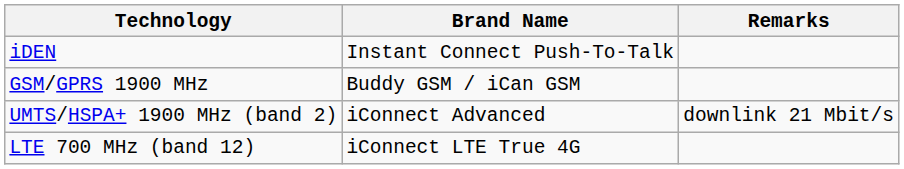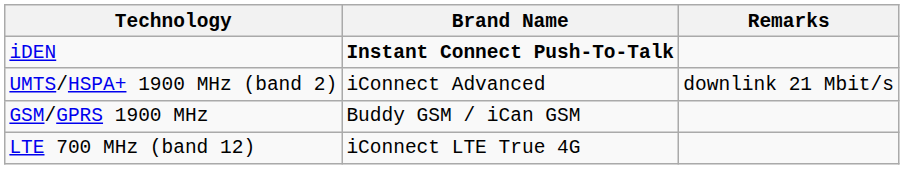(510, 52) normal -> (510, 52) bold
rows swapped: (109, 84) <-> (173, 116)
